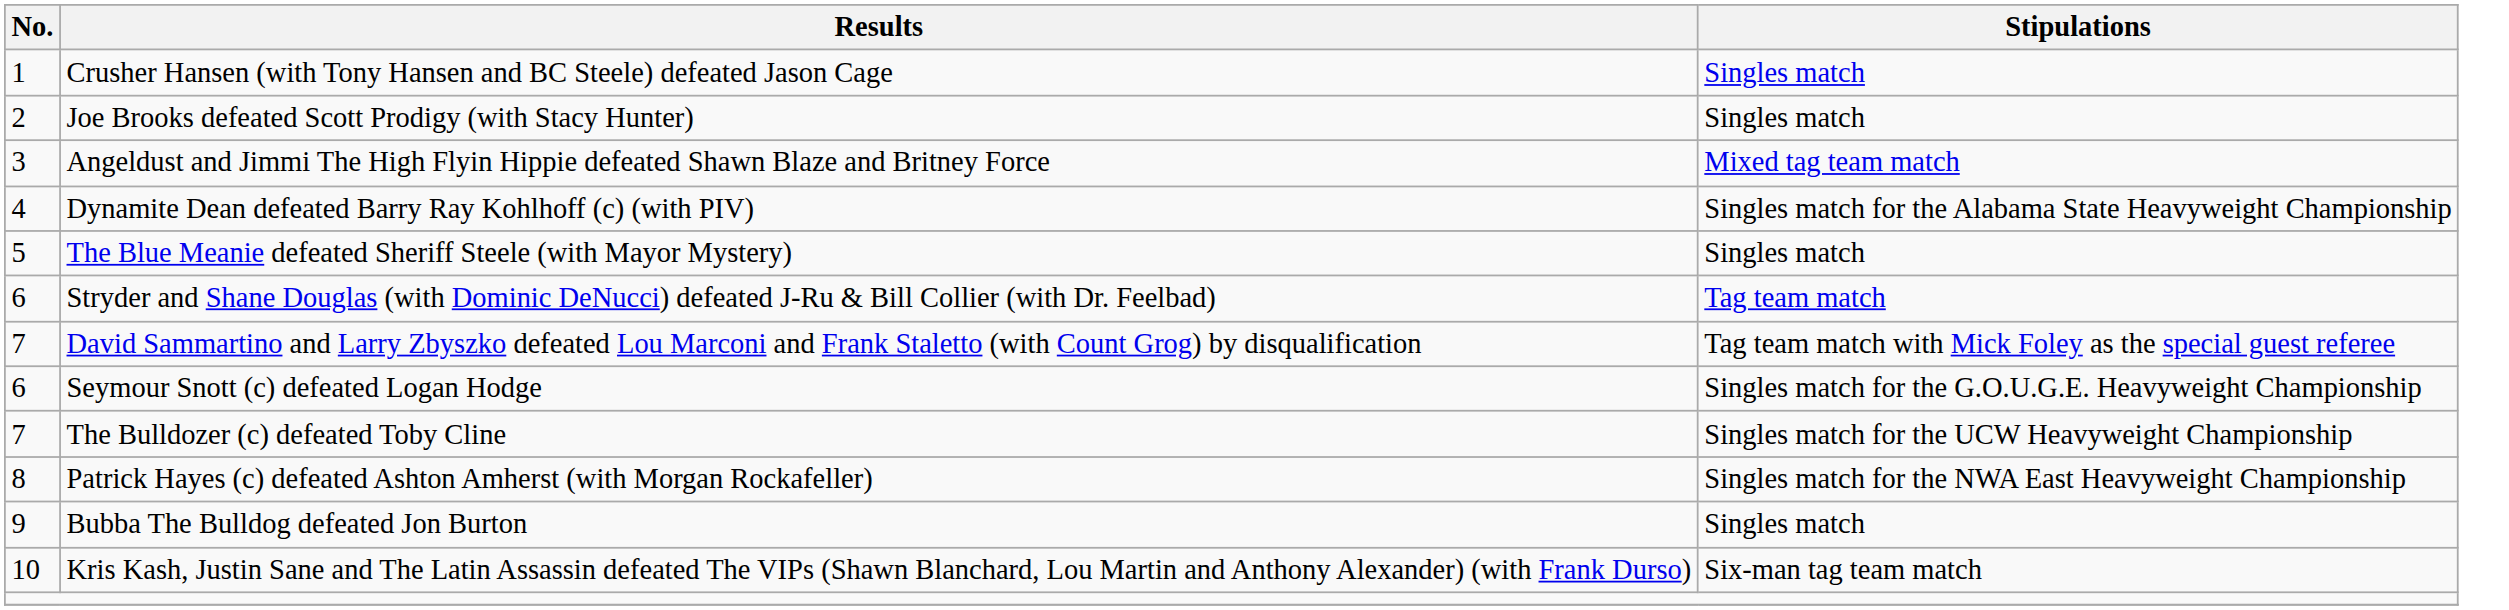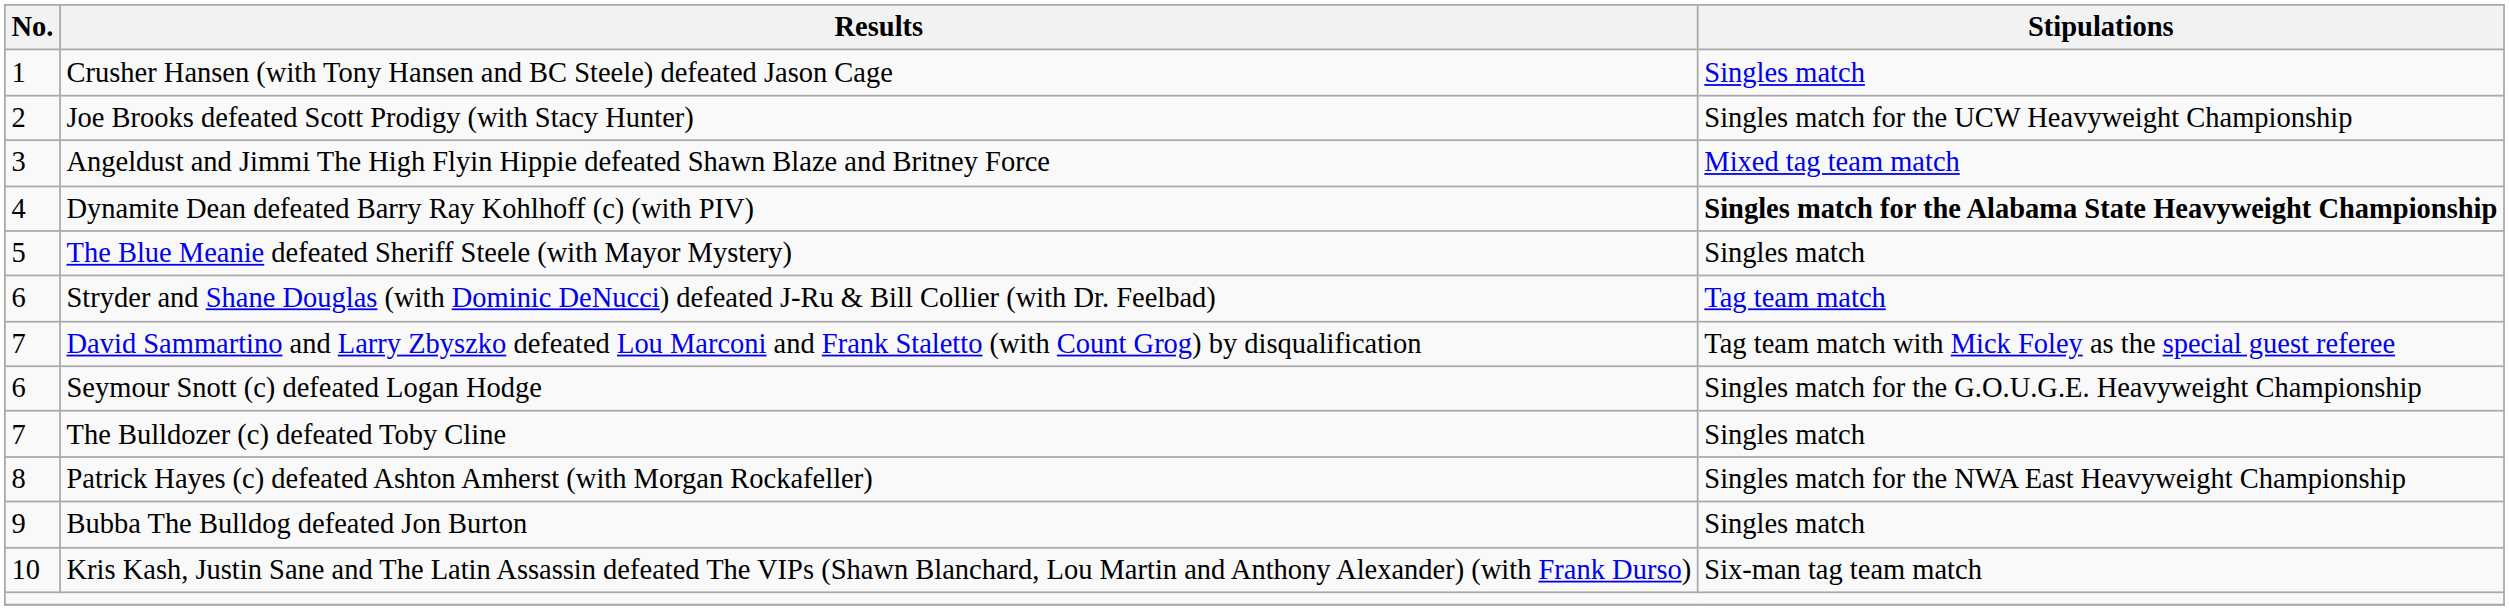(1785, 117) Singles match -> (2028, 117) Singles match for the UCW Heavyweight Championship
(2078, 207) normal -> (2101, 207) bold
(2028, 433) Singles match for the UCW Heavyweight Championship -> (1785, 433) Singles match
